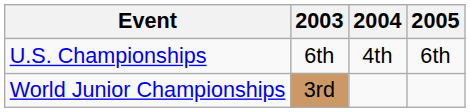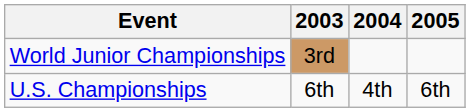rows swapped: (148, 90) <-> (108, 55)
